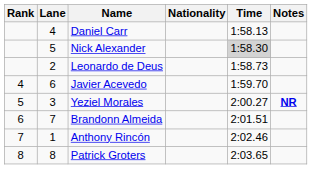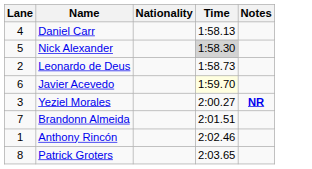- column: (21, 13)
(249, 84) no background -> (217, 84) lightyellow background
